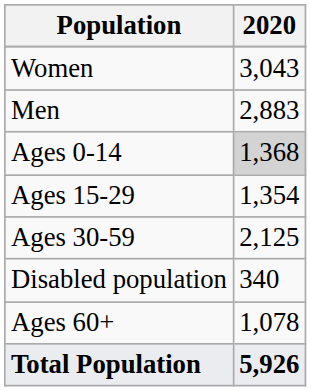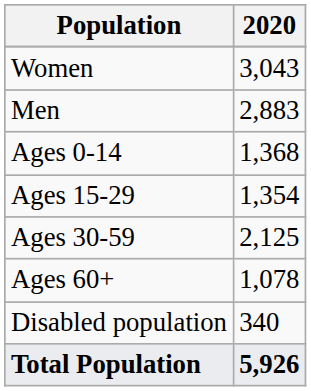(269, 152) lightgrey background -> (269, 152) no background
rows swapped: (63, 322) <-> (119, 279)
